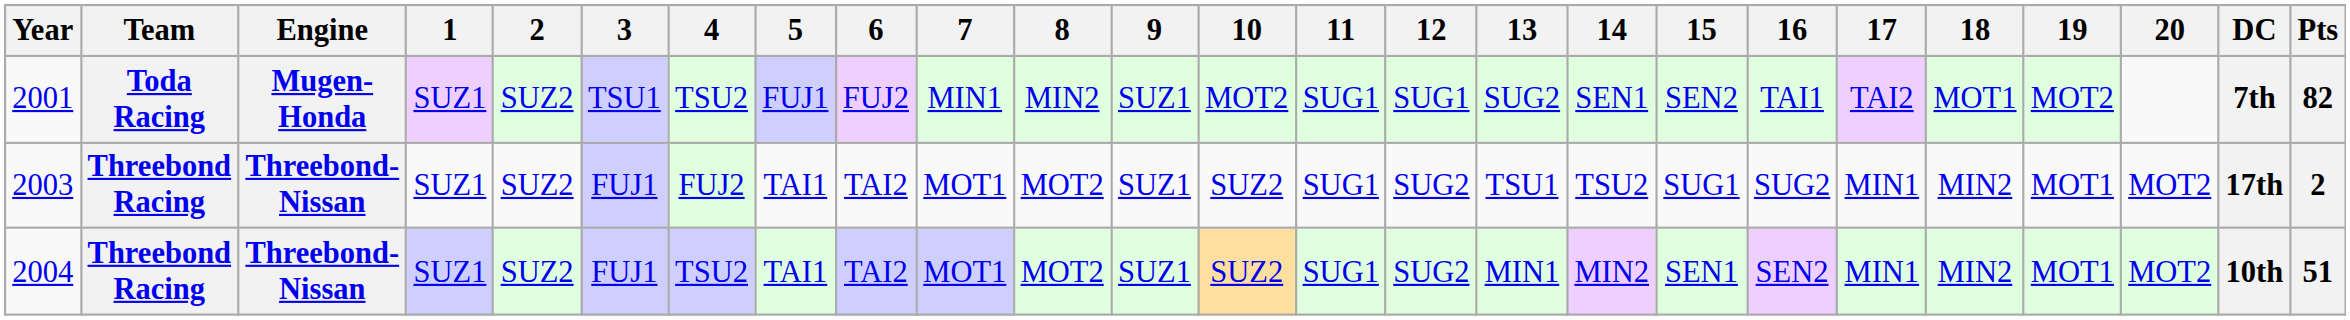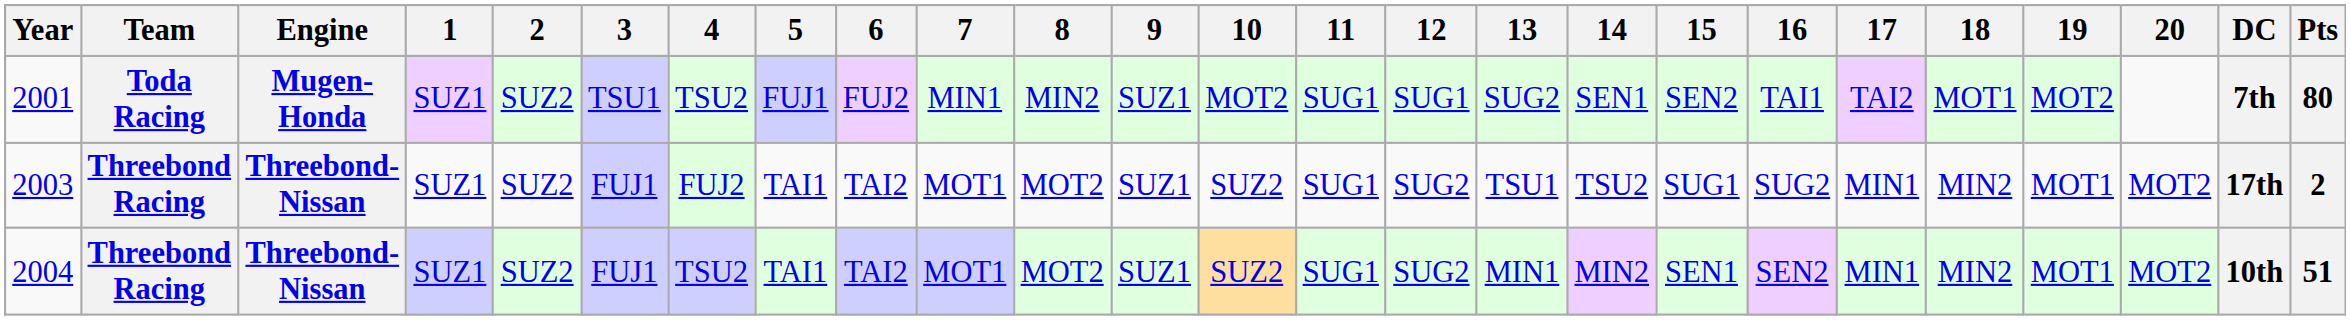(2318, 98) 82 -> (2318, 98) 80
